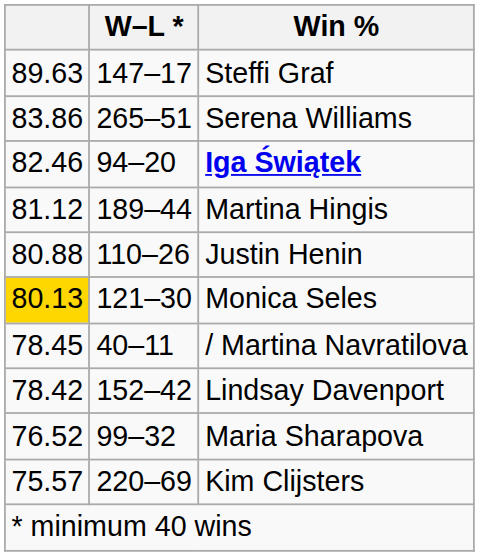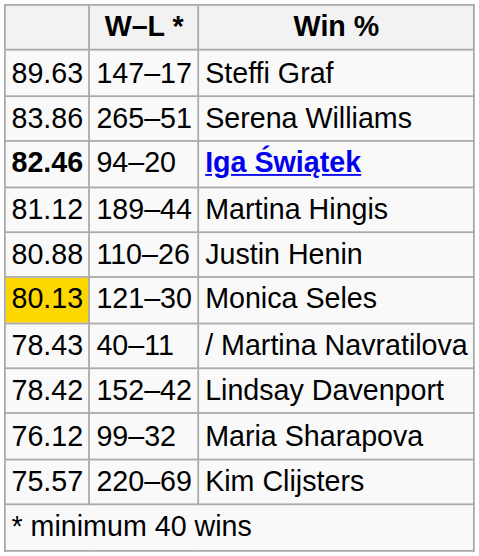(47, 163) normal -> (47, 163) bold
(47, 345) 78.45 -> (47, 345) 78.43
(47, 436) 76.52 -> (47, 436) 76.12
